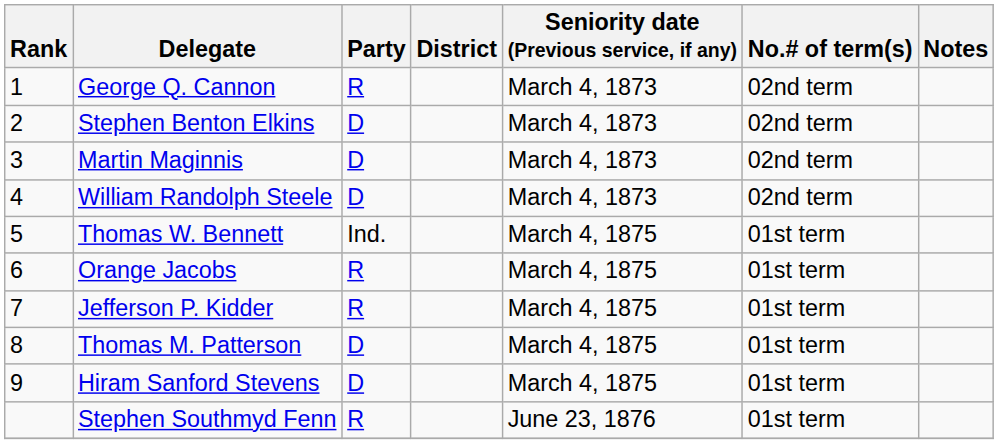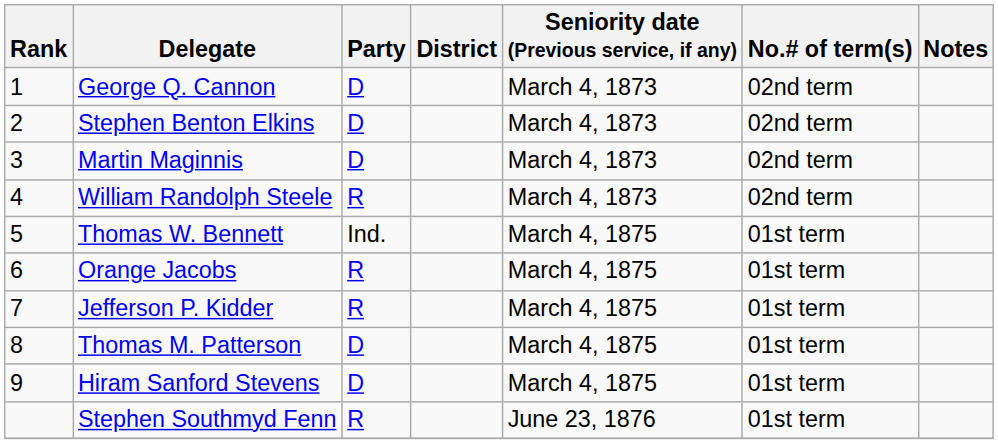(356, 86) R -> (356, 86) D
(356, 197) D -> (356, 197) R
